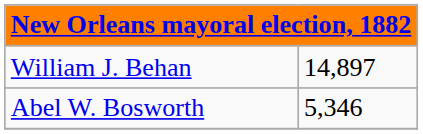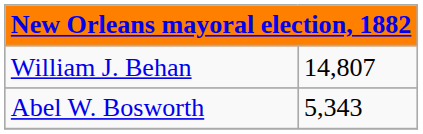(340, 66) 14,897 -> (340, 66) 14,807
(333, 107) 5,346 -> (333, 107) 5,343
